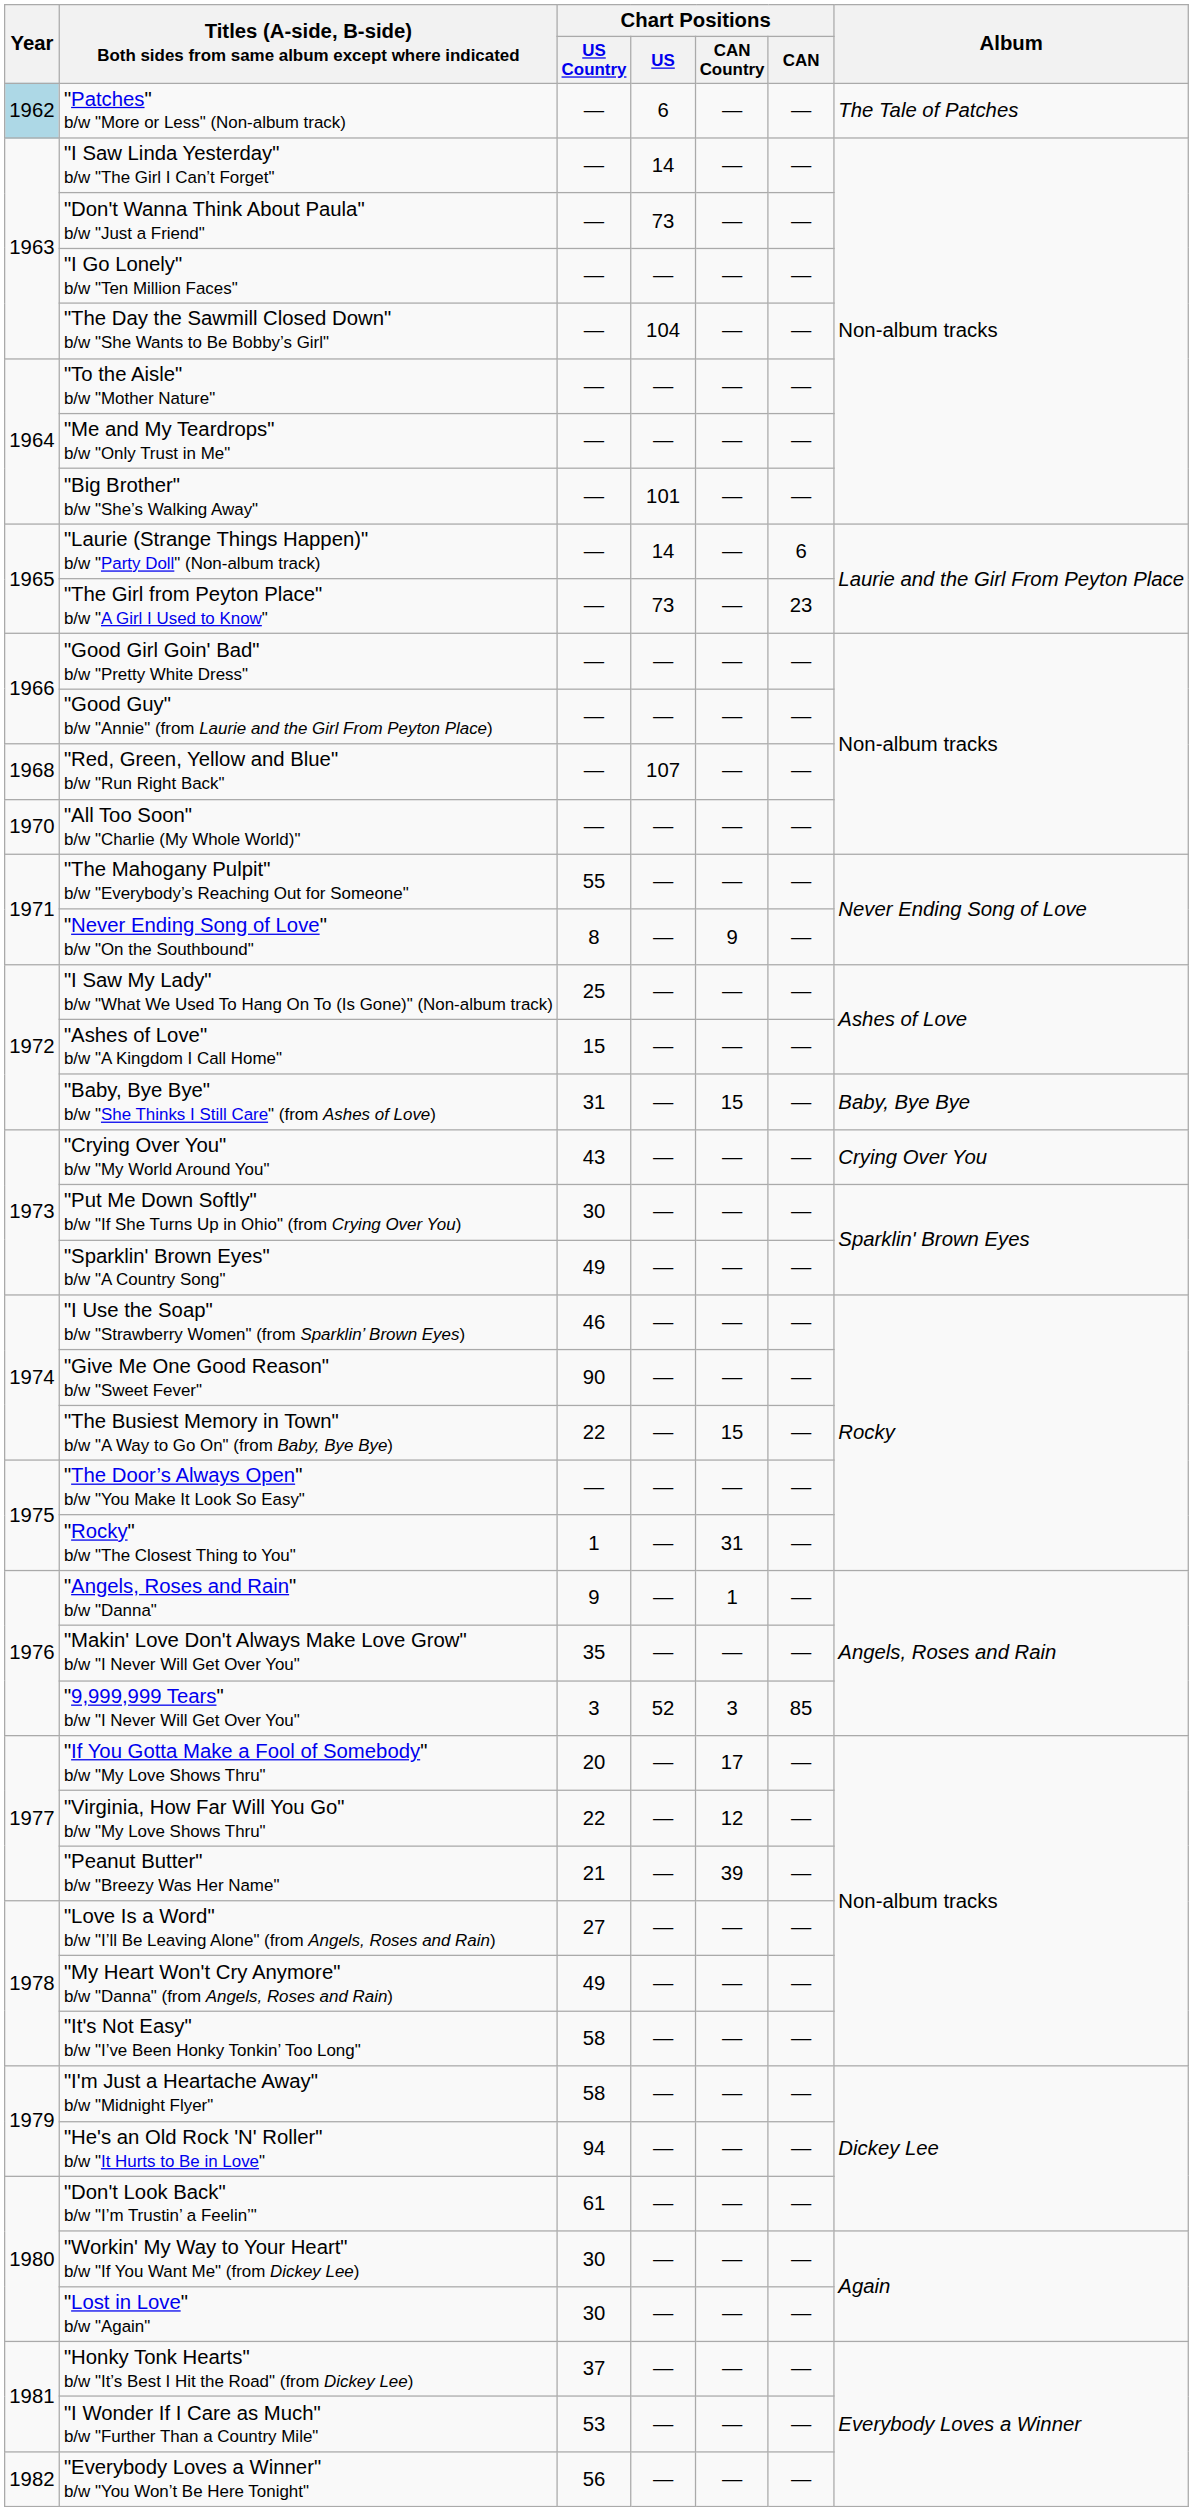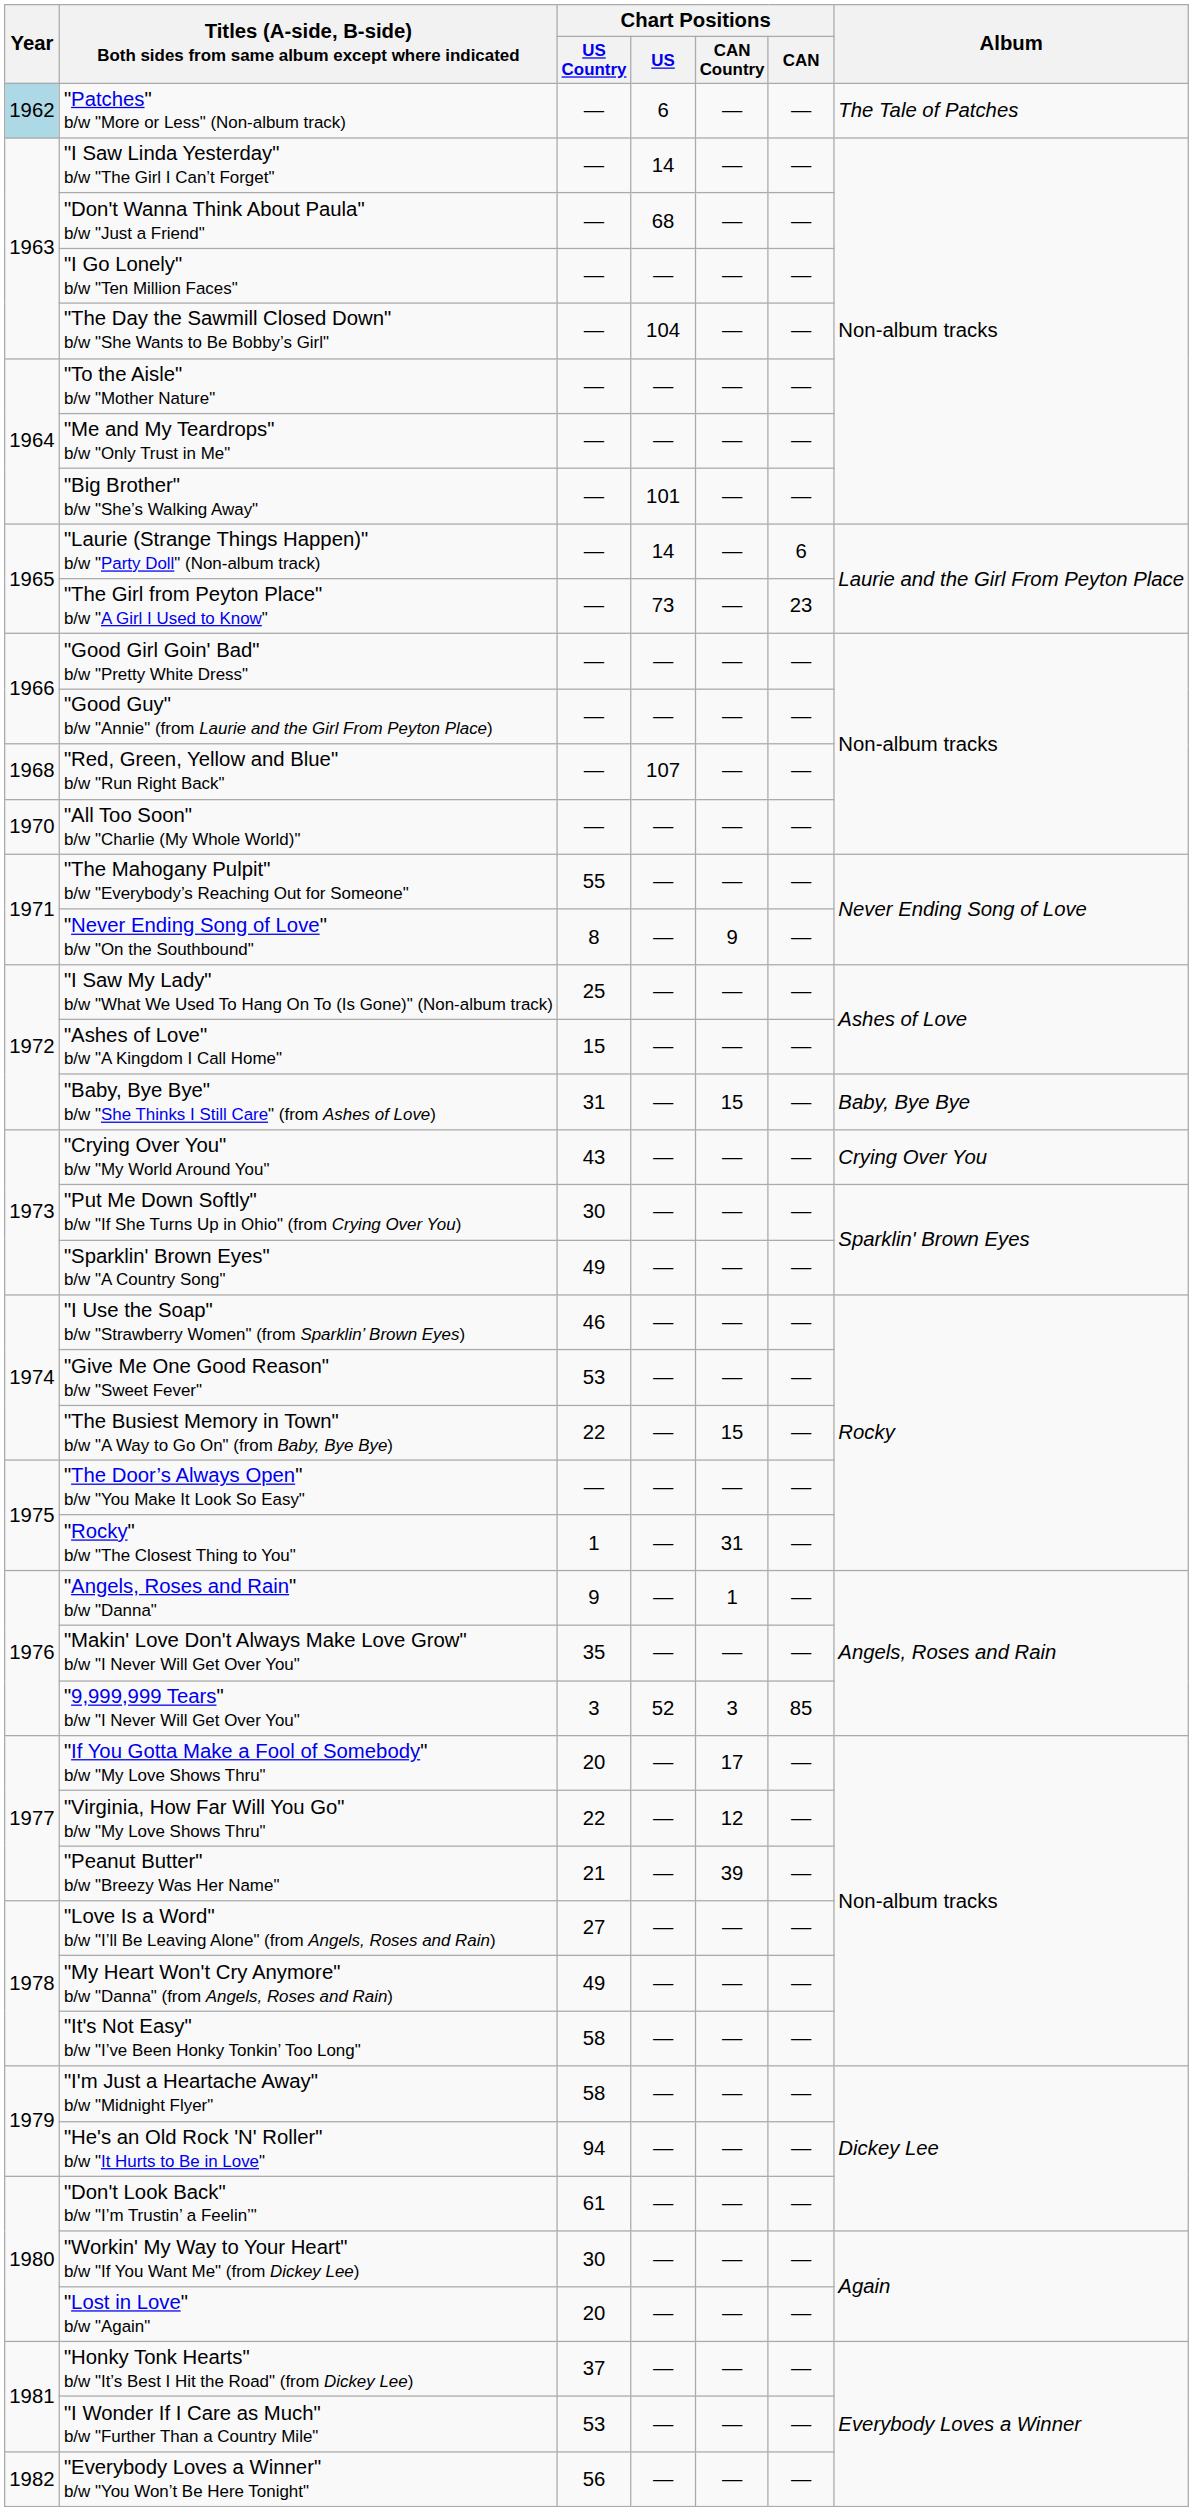(663, 220) 73 -> (663, 220) 68
(594, 1377) 90 -> (594, 1377) 53
(594, 2313) 30 -> (594, 2313) 20
